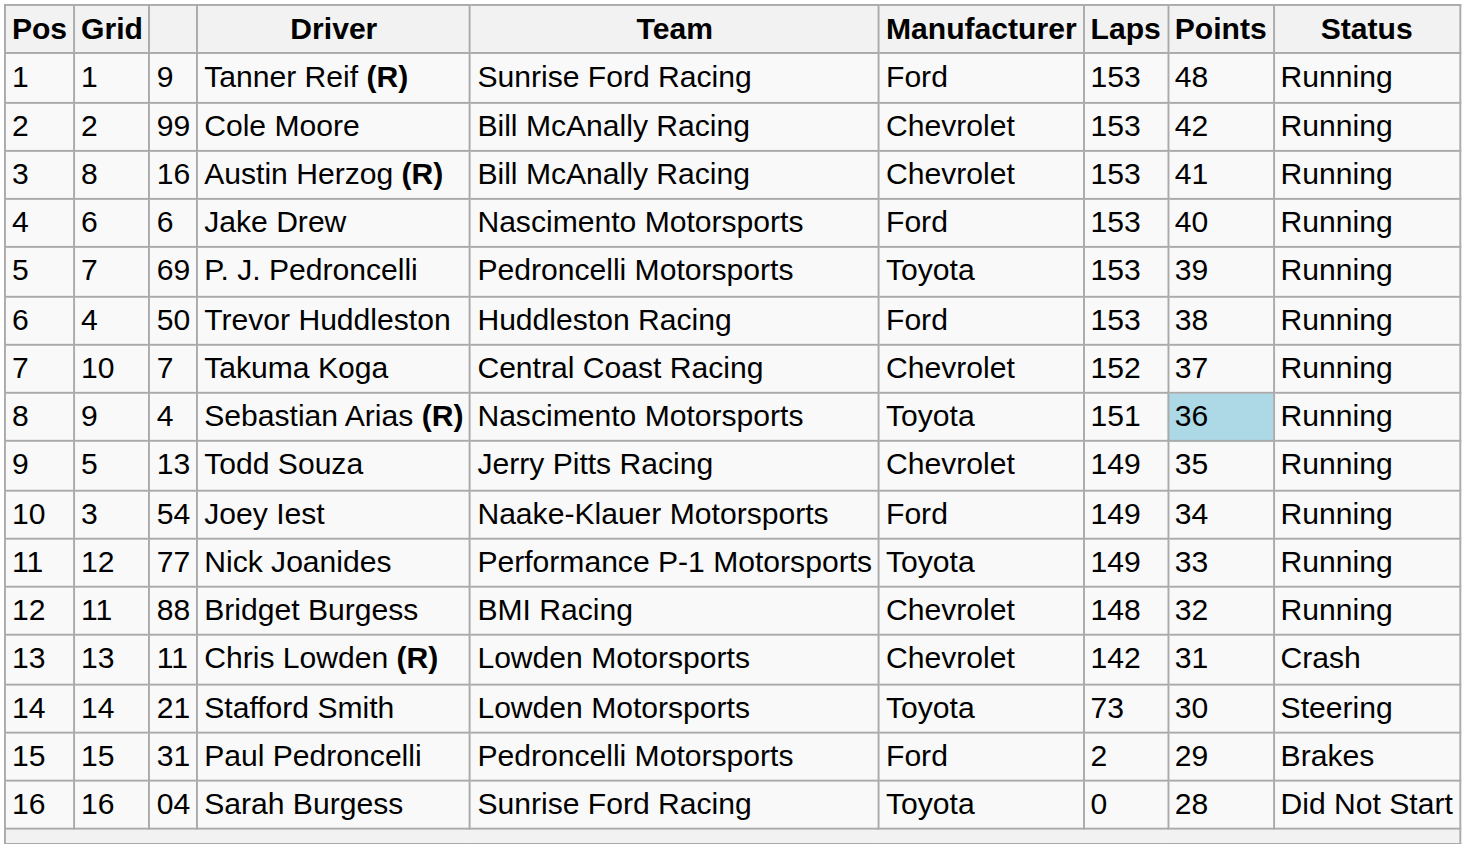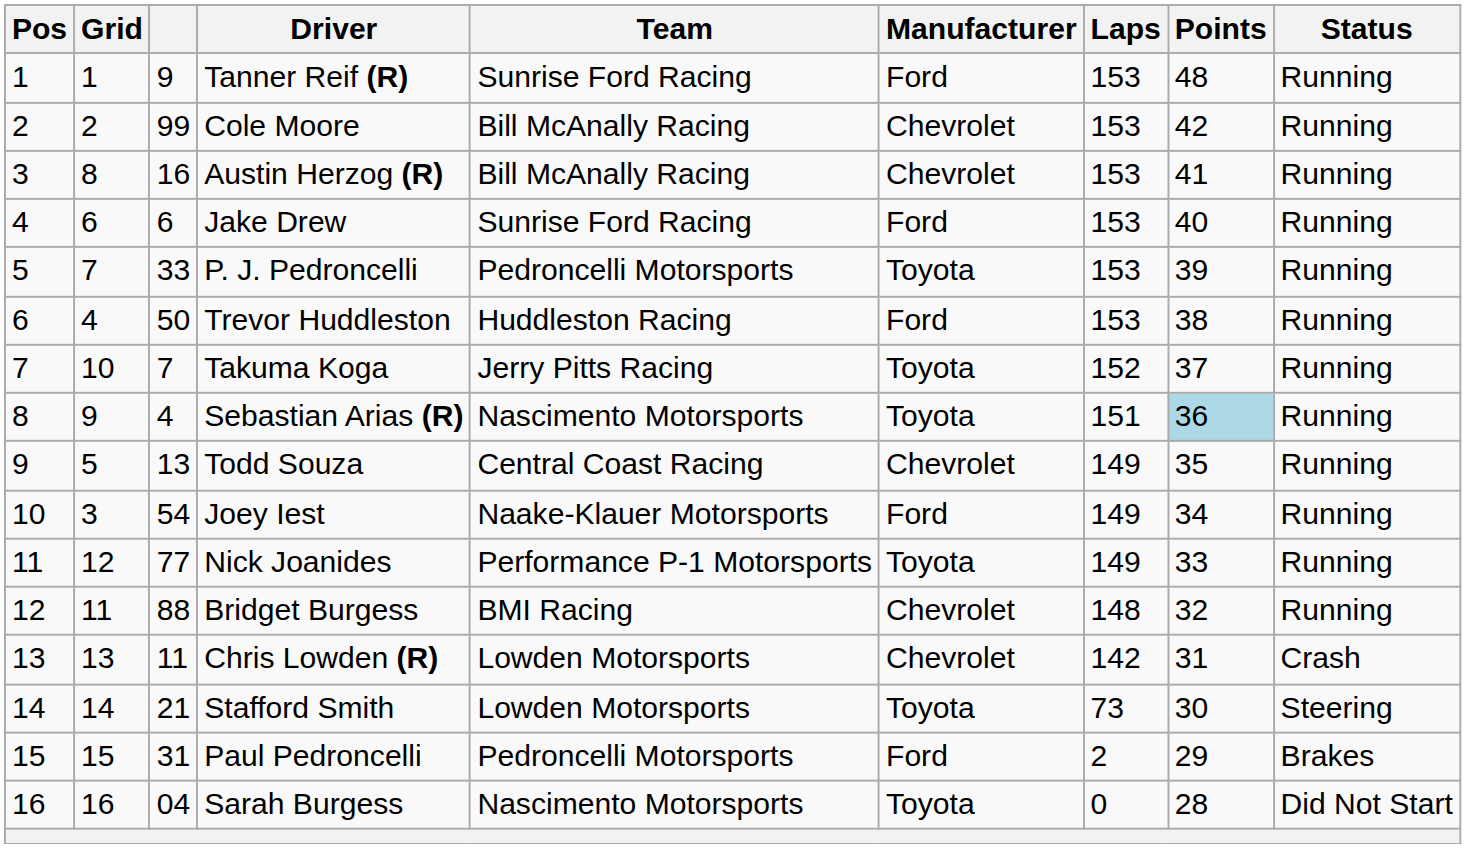(640, 222) Nascimento Motorsports -> (615, 222) Sunrise Ford Racing
(174, 270) 69 -> (174, 270) 33
(620, 367) Central Coast Racing -> (595, 367) Jerry Pitts Racing
(950, 367) Chevrolet -> (930, 367) Toyota
(595, 464) Jerry Pitts Racing -> (620, 464) Central Coast Racing
(615, 804) Sunrise Ford Racing -> (640, 804) Nascimento Motorsports
